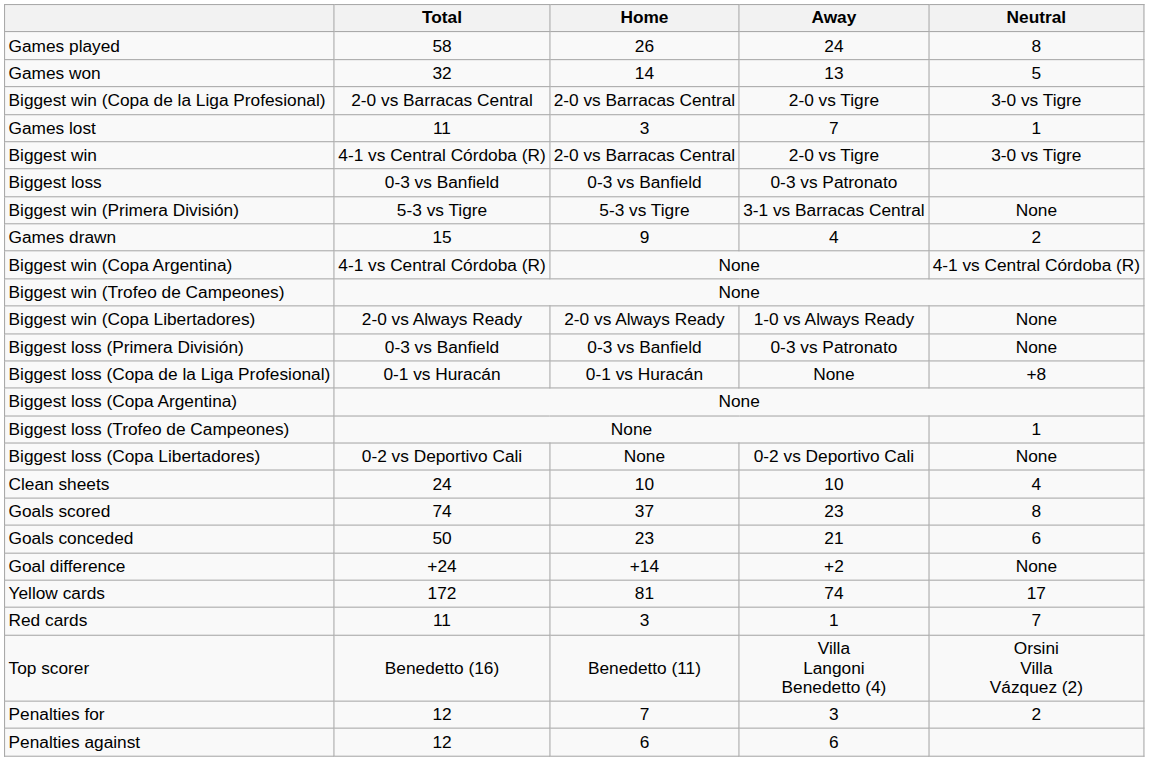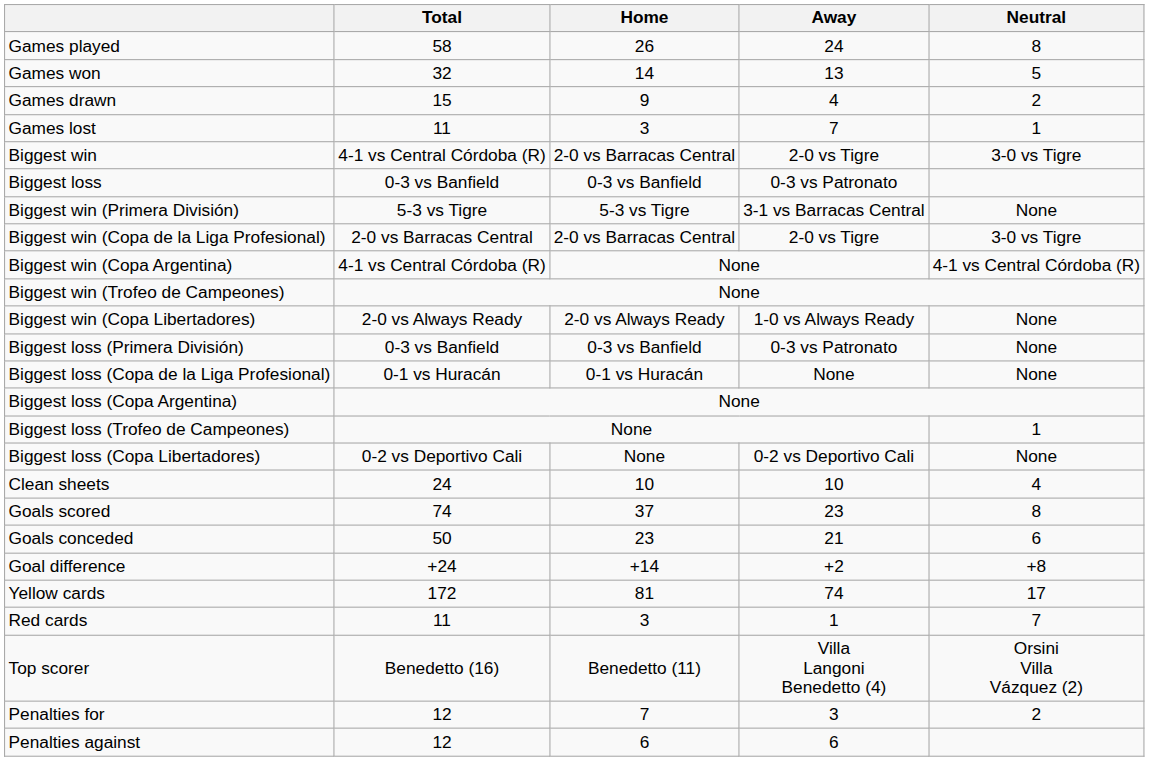rows swapped: (62, 237) <-> (167, 100)
(1036, 374) +8 -> (1036, 374) None
(1036, 566) None -> (1036, 566) +8
